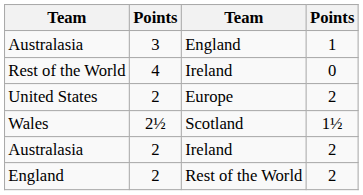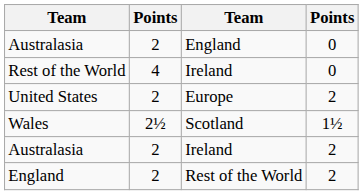(155, 44) 3 -> (155, 44) 2
(332, 44) 1 -> (332, 44) 0
